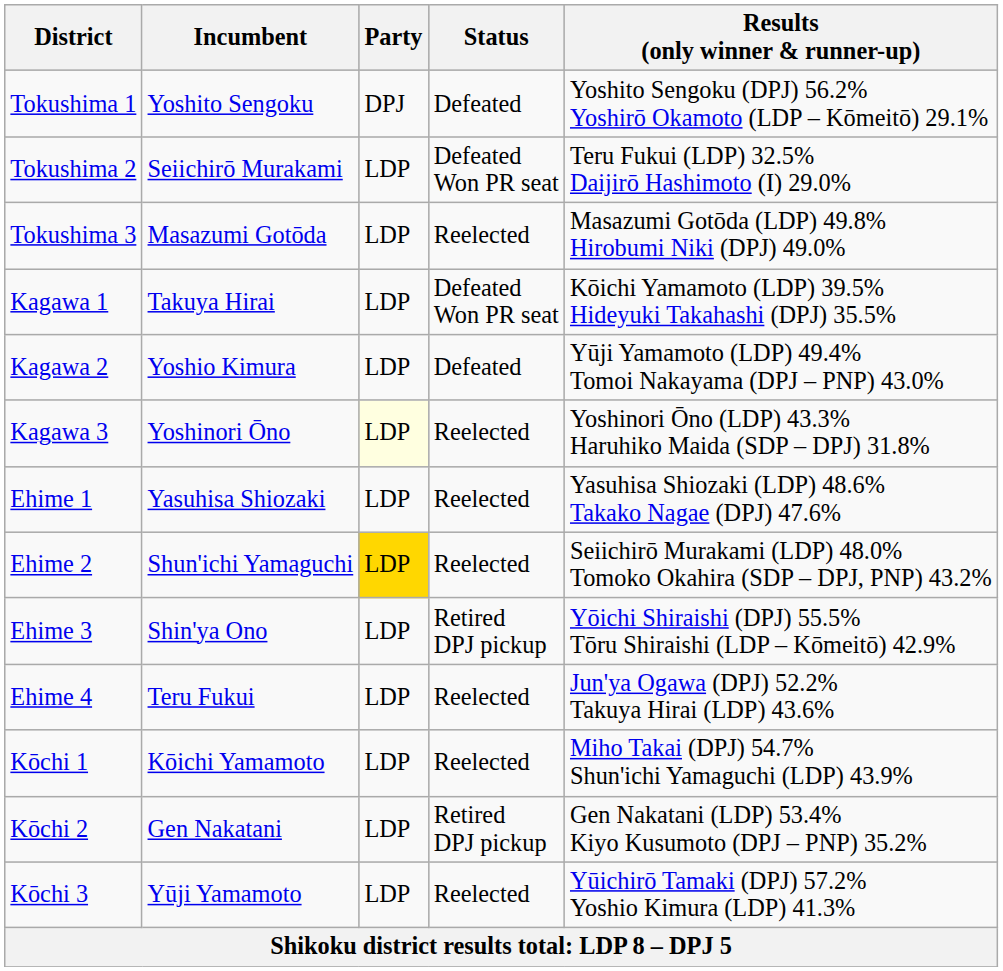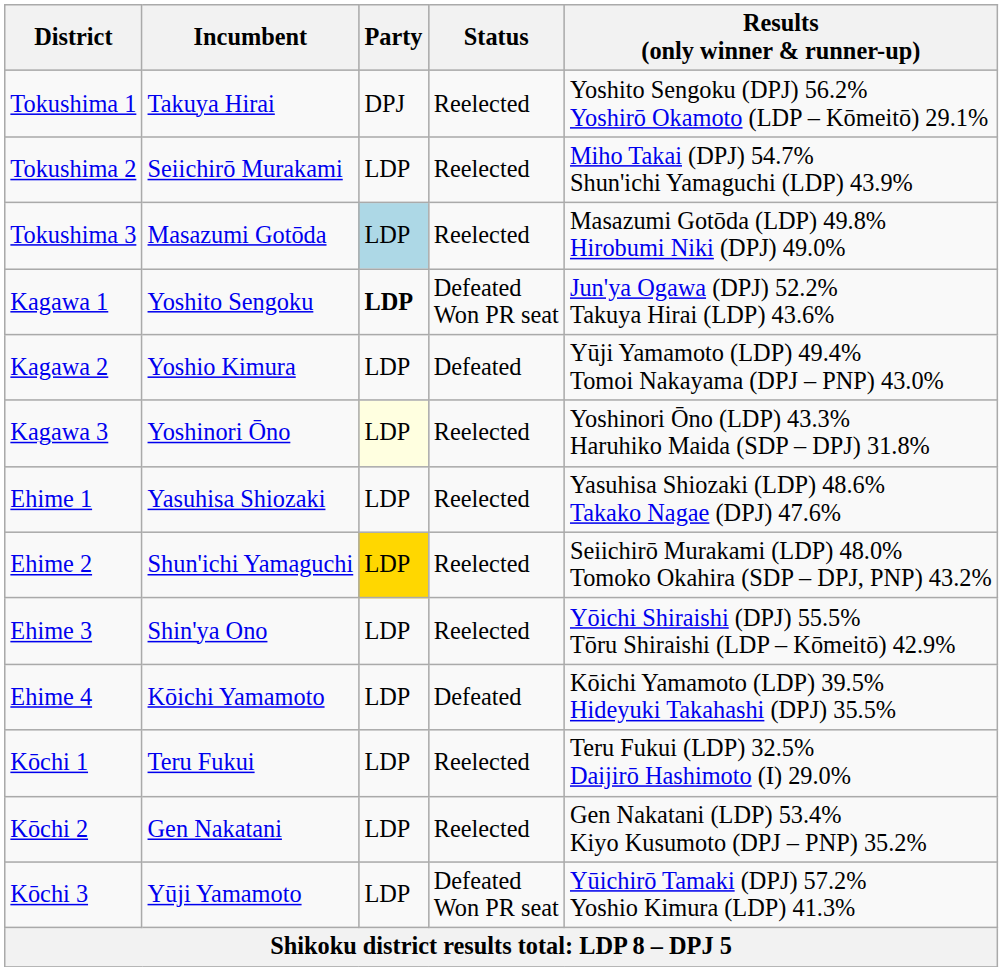(230, 103) Yoshito Sengoku -> (211, 103) Takuya Hirai
(478, 103) Defeated -> (482, 103) Reelected
(496, 169) Defeated Won PR seat -> (482, 169) Reelected
(710, 169) Teru Fukui (LDP) 32.5% Daijirō Hashimoto (I) 29.0% -> (741, 169) Miho Takai (DPJ) 54.7% Shun'ichi Yamaguchi (LDP) 43.9%
(387, 235) no background -> (387, 235) lightblue background
(211, 301) Takuya Hirai -> (230, 301) Yoshito Sengoku
(387, 301) normal -> (389, 301) bold
(733, 301) Kōichi Yamamoto (LDP) 39.5% Hideyuki Takahashi (DPJ) 35.5% -> (704, 301) Jun'ya Ogawa (DPJ) 52.2% Takuya Hirai (LDP) 43.6%
(490, 630) Retired DPJ pickup -> (482, 630) Reelected
(201, 696) Teru Fukui -> (236, 696) Kōichi Yamamoto
(482, 696) Reelected -> (478, 696) Defeated
(704, 696) Jun'ya Ogawa (DPJ) 52.2% Takuya Hirai (LDP) 43.6% -> (733, 696) Kōichi Yamamoto (LDP) 39.5% Hideyuki Takahashi (DPJ) 35.5%
(236, 762) Kōichi Yamamoto -> (201, 762) Teru Fukui
(741, 762) Miho Takai (DPJ) 54.7% Shun'ichi Yamaguchi (LDP) 43.9% -> (710, 762) Teru Fukui (LDP) 32.5% Daijirō Hashimoto (I) 29.0%
(490, 828) Retired DPJ pickup -> (482, 828) Reelected
(482, 894) Reelected -> (496, 894) Defeated Won PR seat
